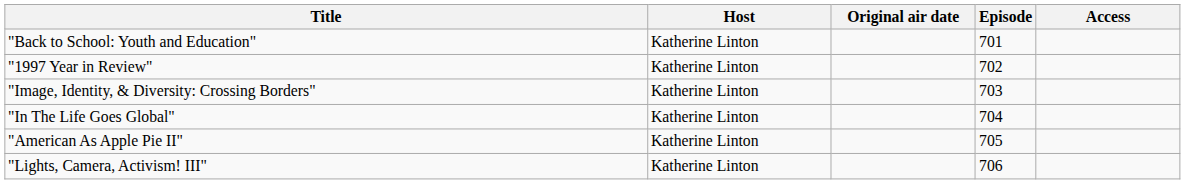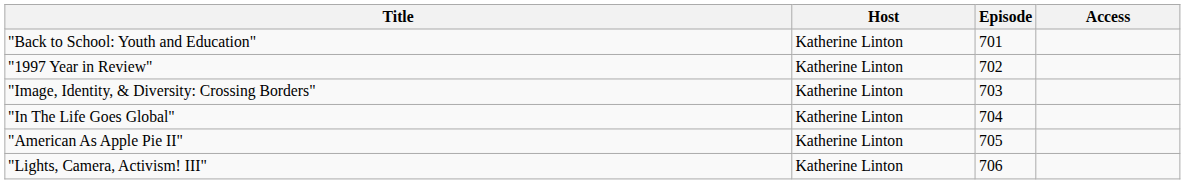- column: (903, 16)
